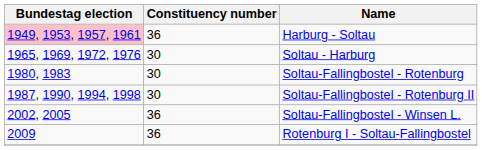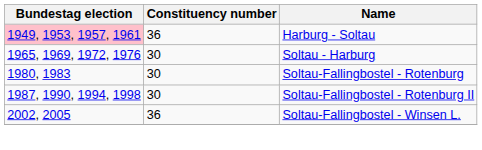- row: (377, 134)
